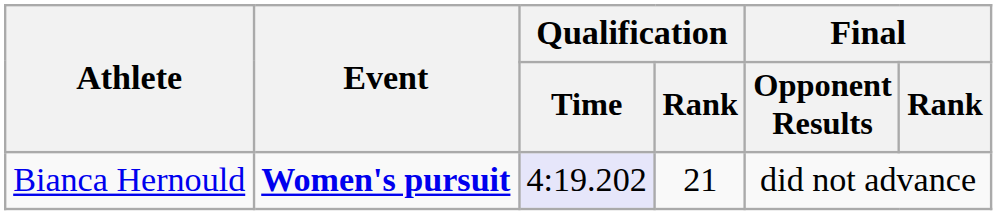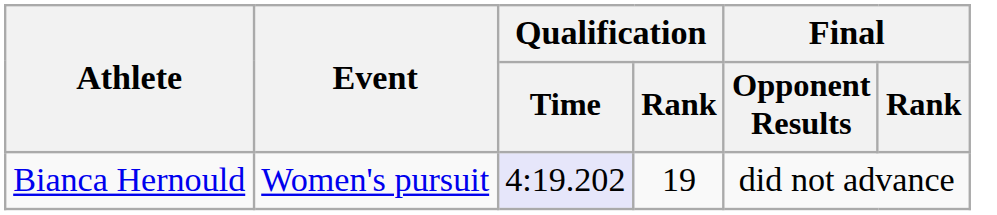(386, 180) bold -> (375, 180) normal
(700, 180) 21 -> (679, 180) 19
